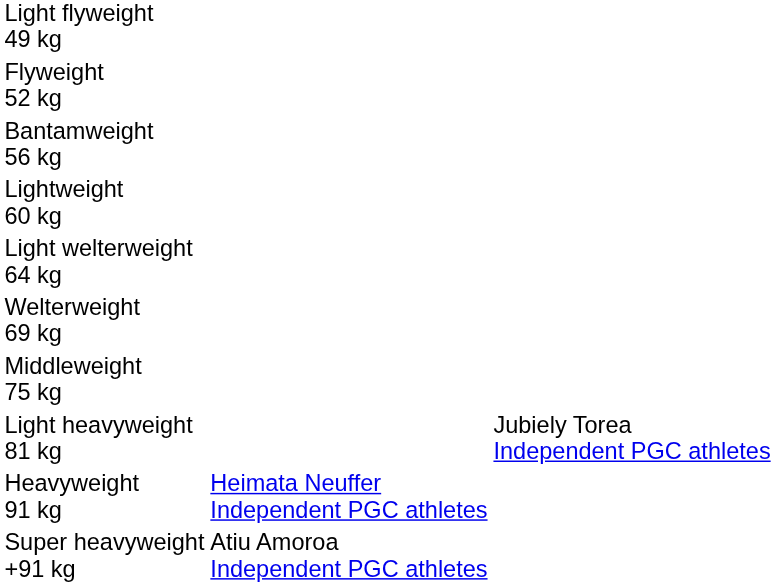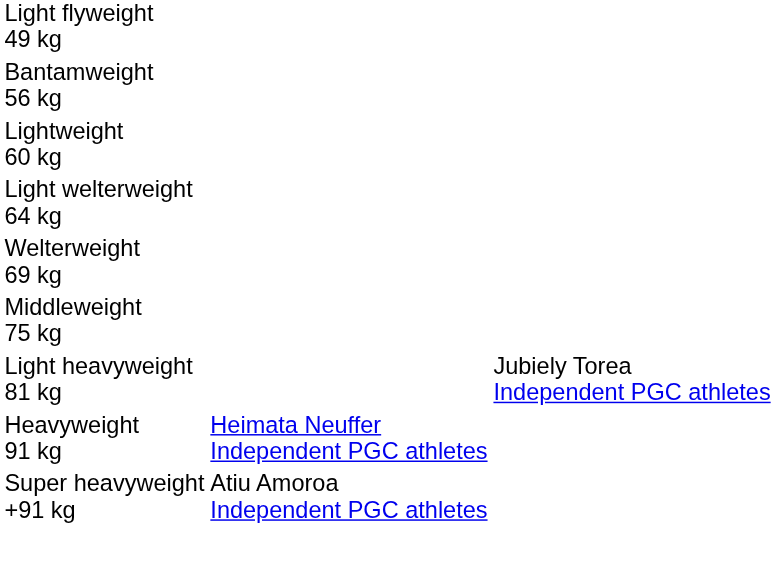- row: (54, 85)
